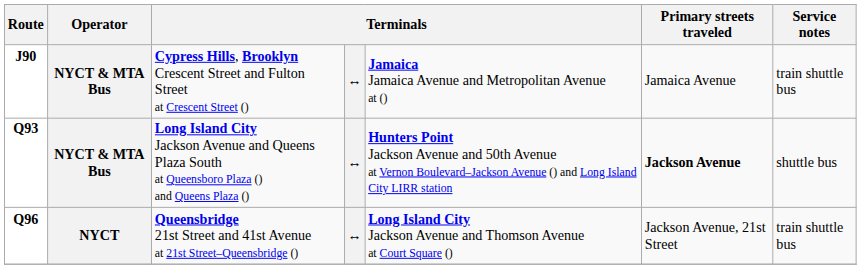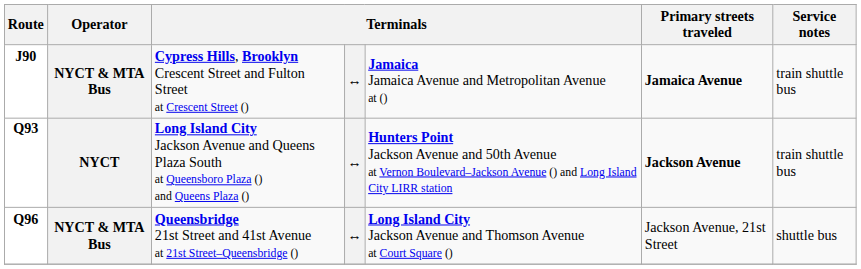(690, 81) normal -> (693, 81) bold
(99, 163) NYCT & MTA Bus -> (99, 163) NYCT
(807, 163) shuttle bus -> (810, 163) train shuttle bus
(99, 236) NYCT -> (99, 236) NYCT & MTA Bus
(810, 236) train shuttle bus -> (807, 236) shuttle bus
